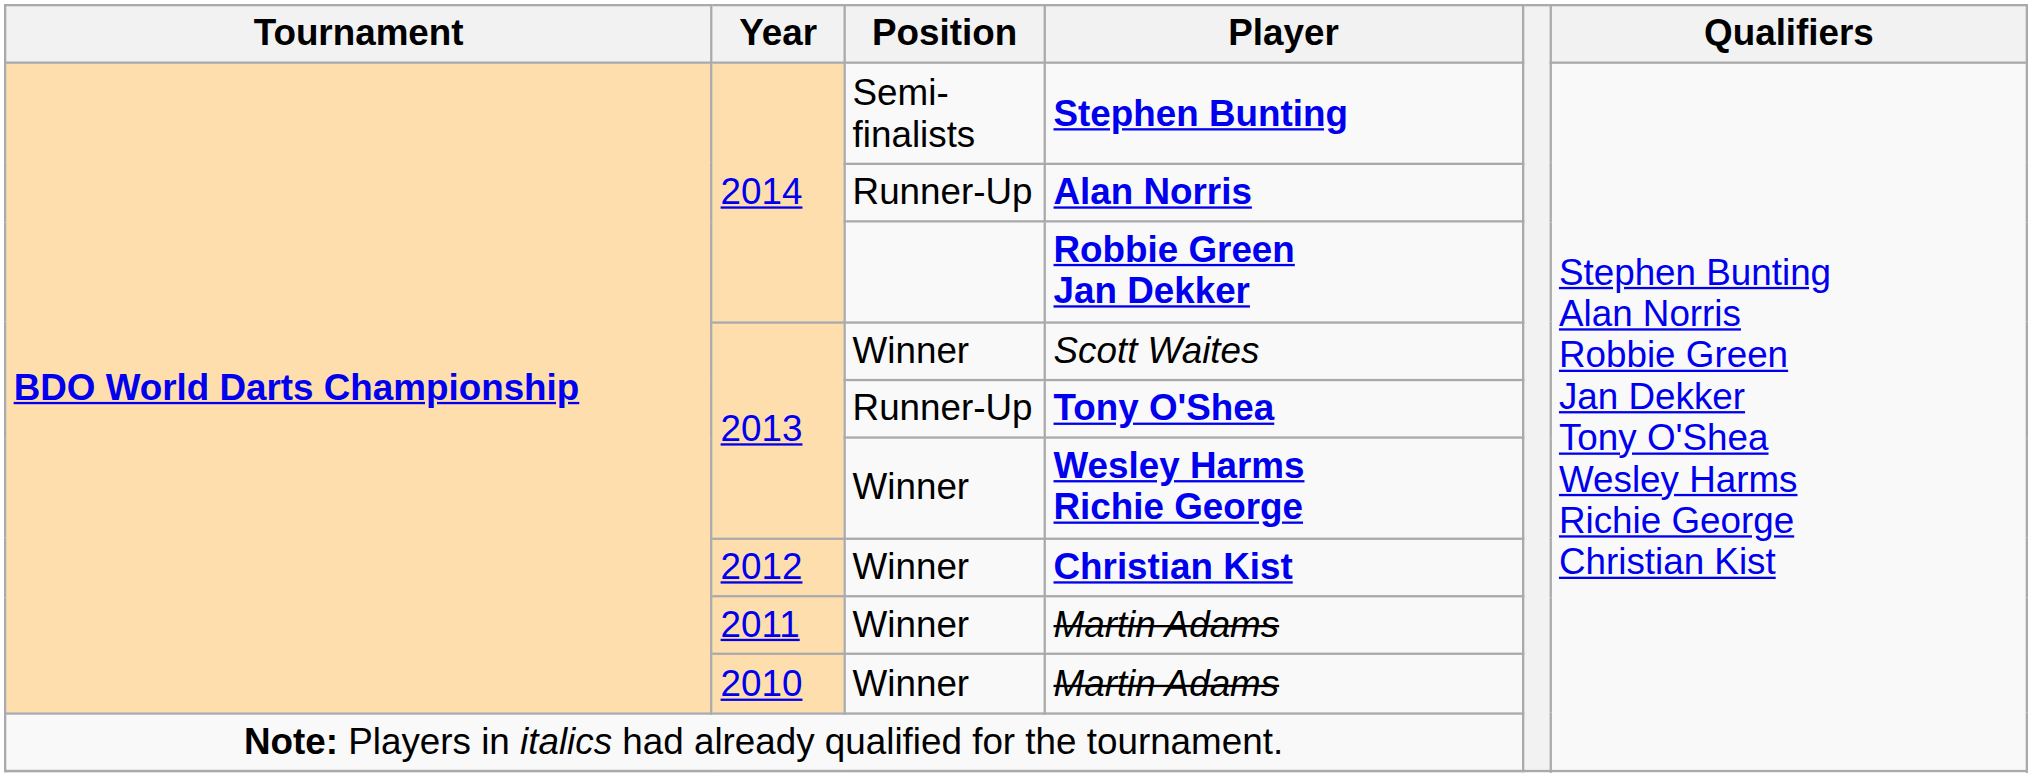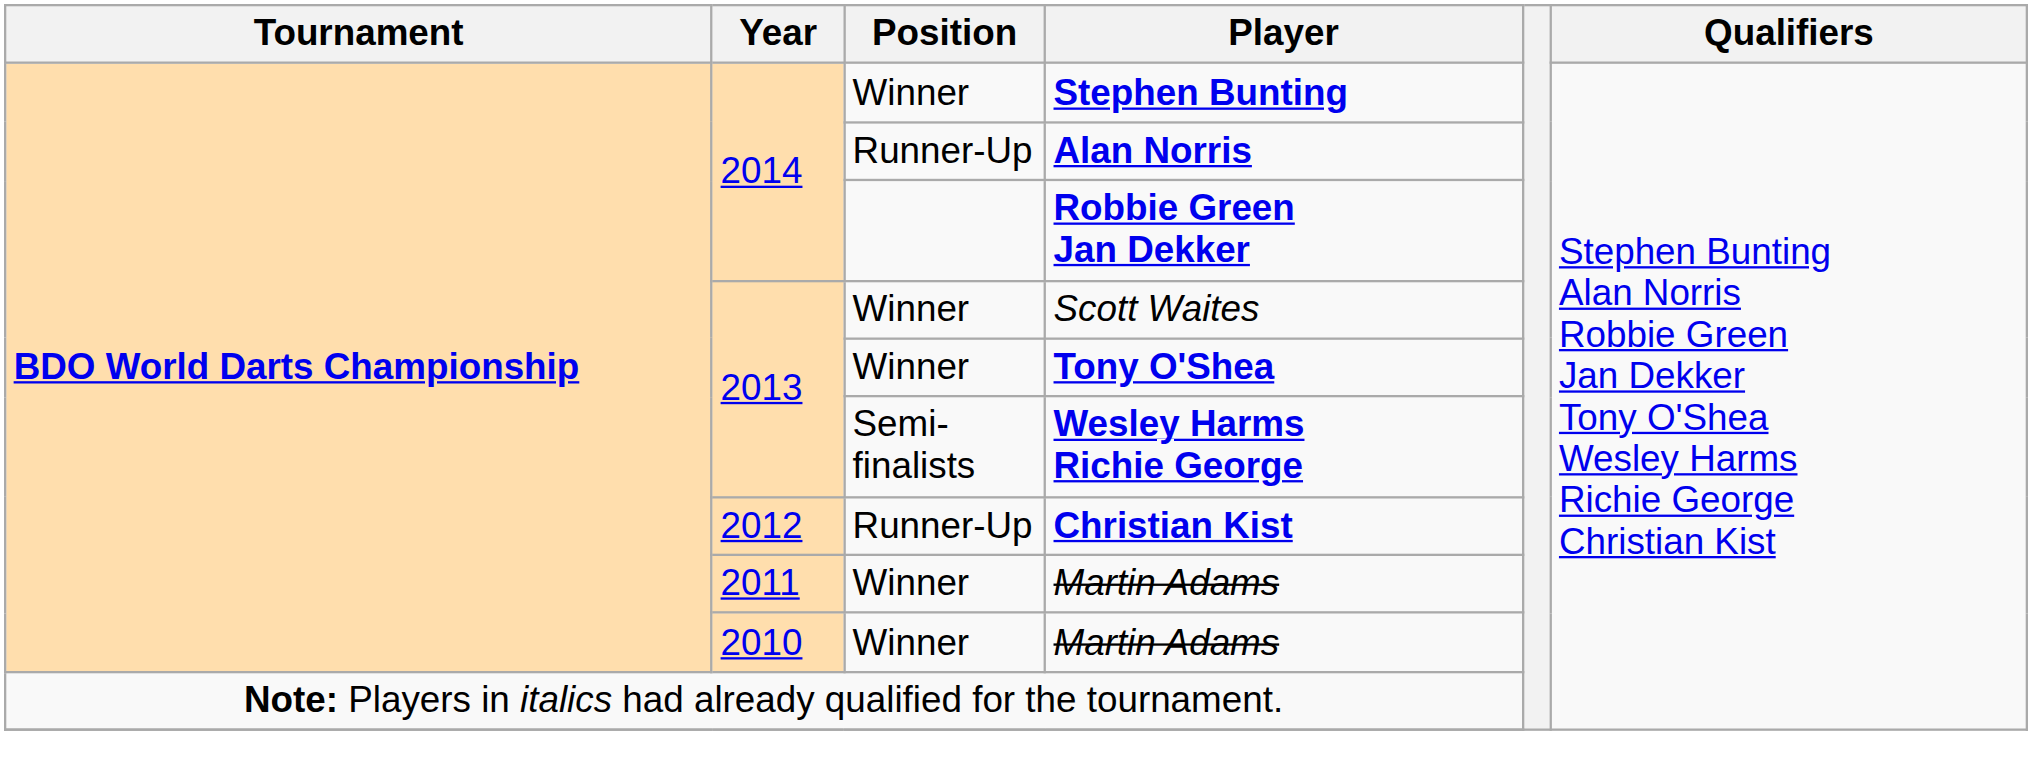(914, 112) Semi-finalists -> (911, 92) Winner
(943, 408) Runner-Up -> (911, 366) Winner
(911, 487) Winner -> (914, 445) Semi-finalists
(911, 566) Winner -> (943, 525) Runner-Up
